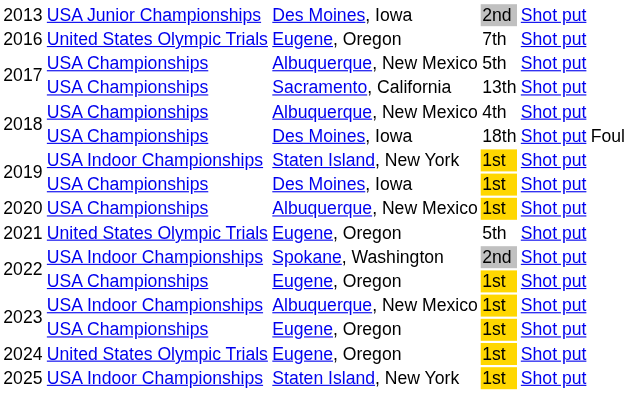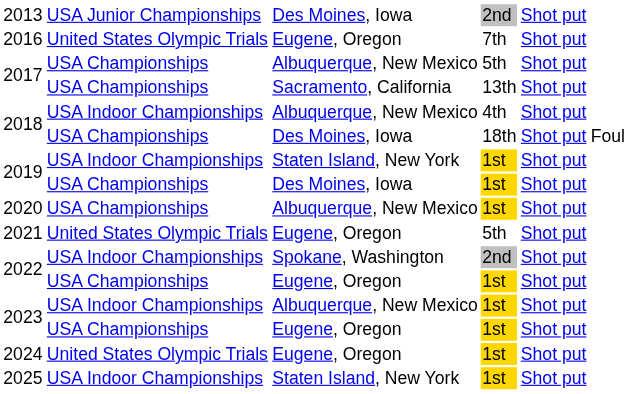(128, 111) USA Championships -> (155, 111) USA Indoor Championships
